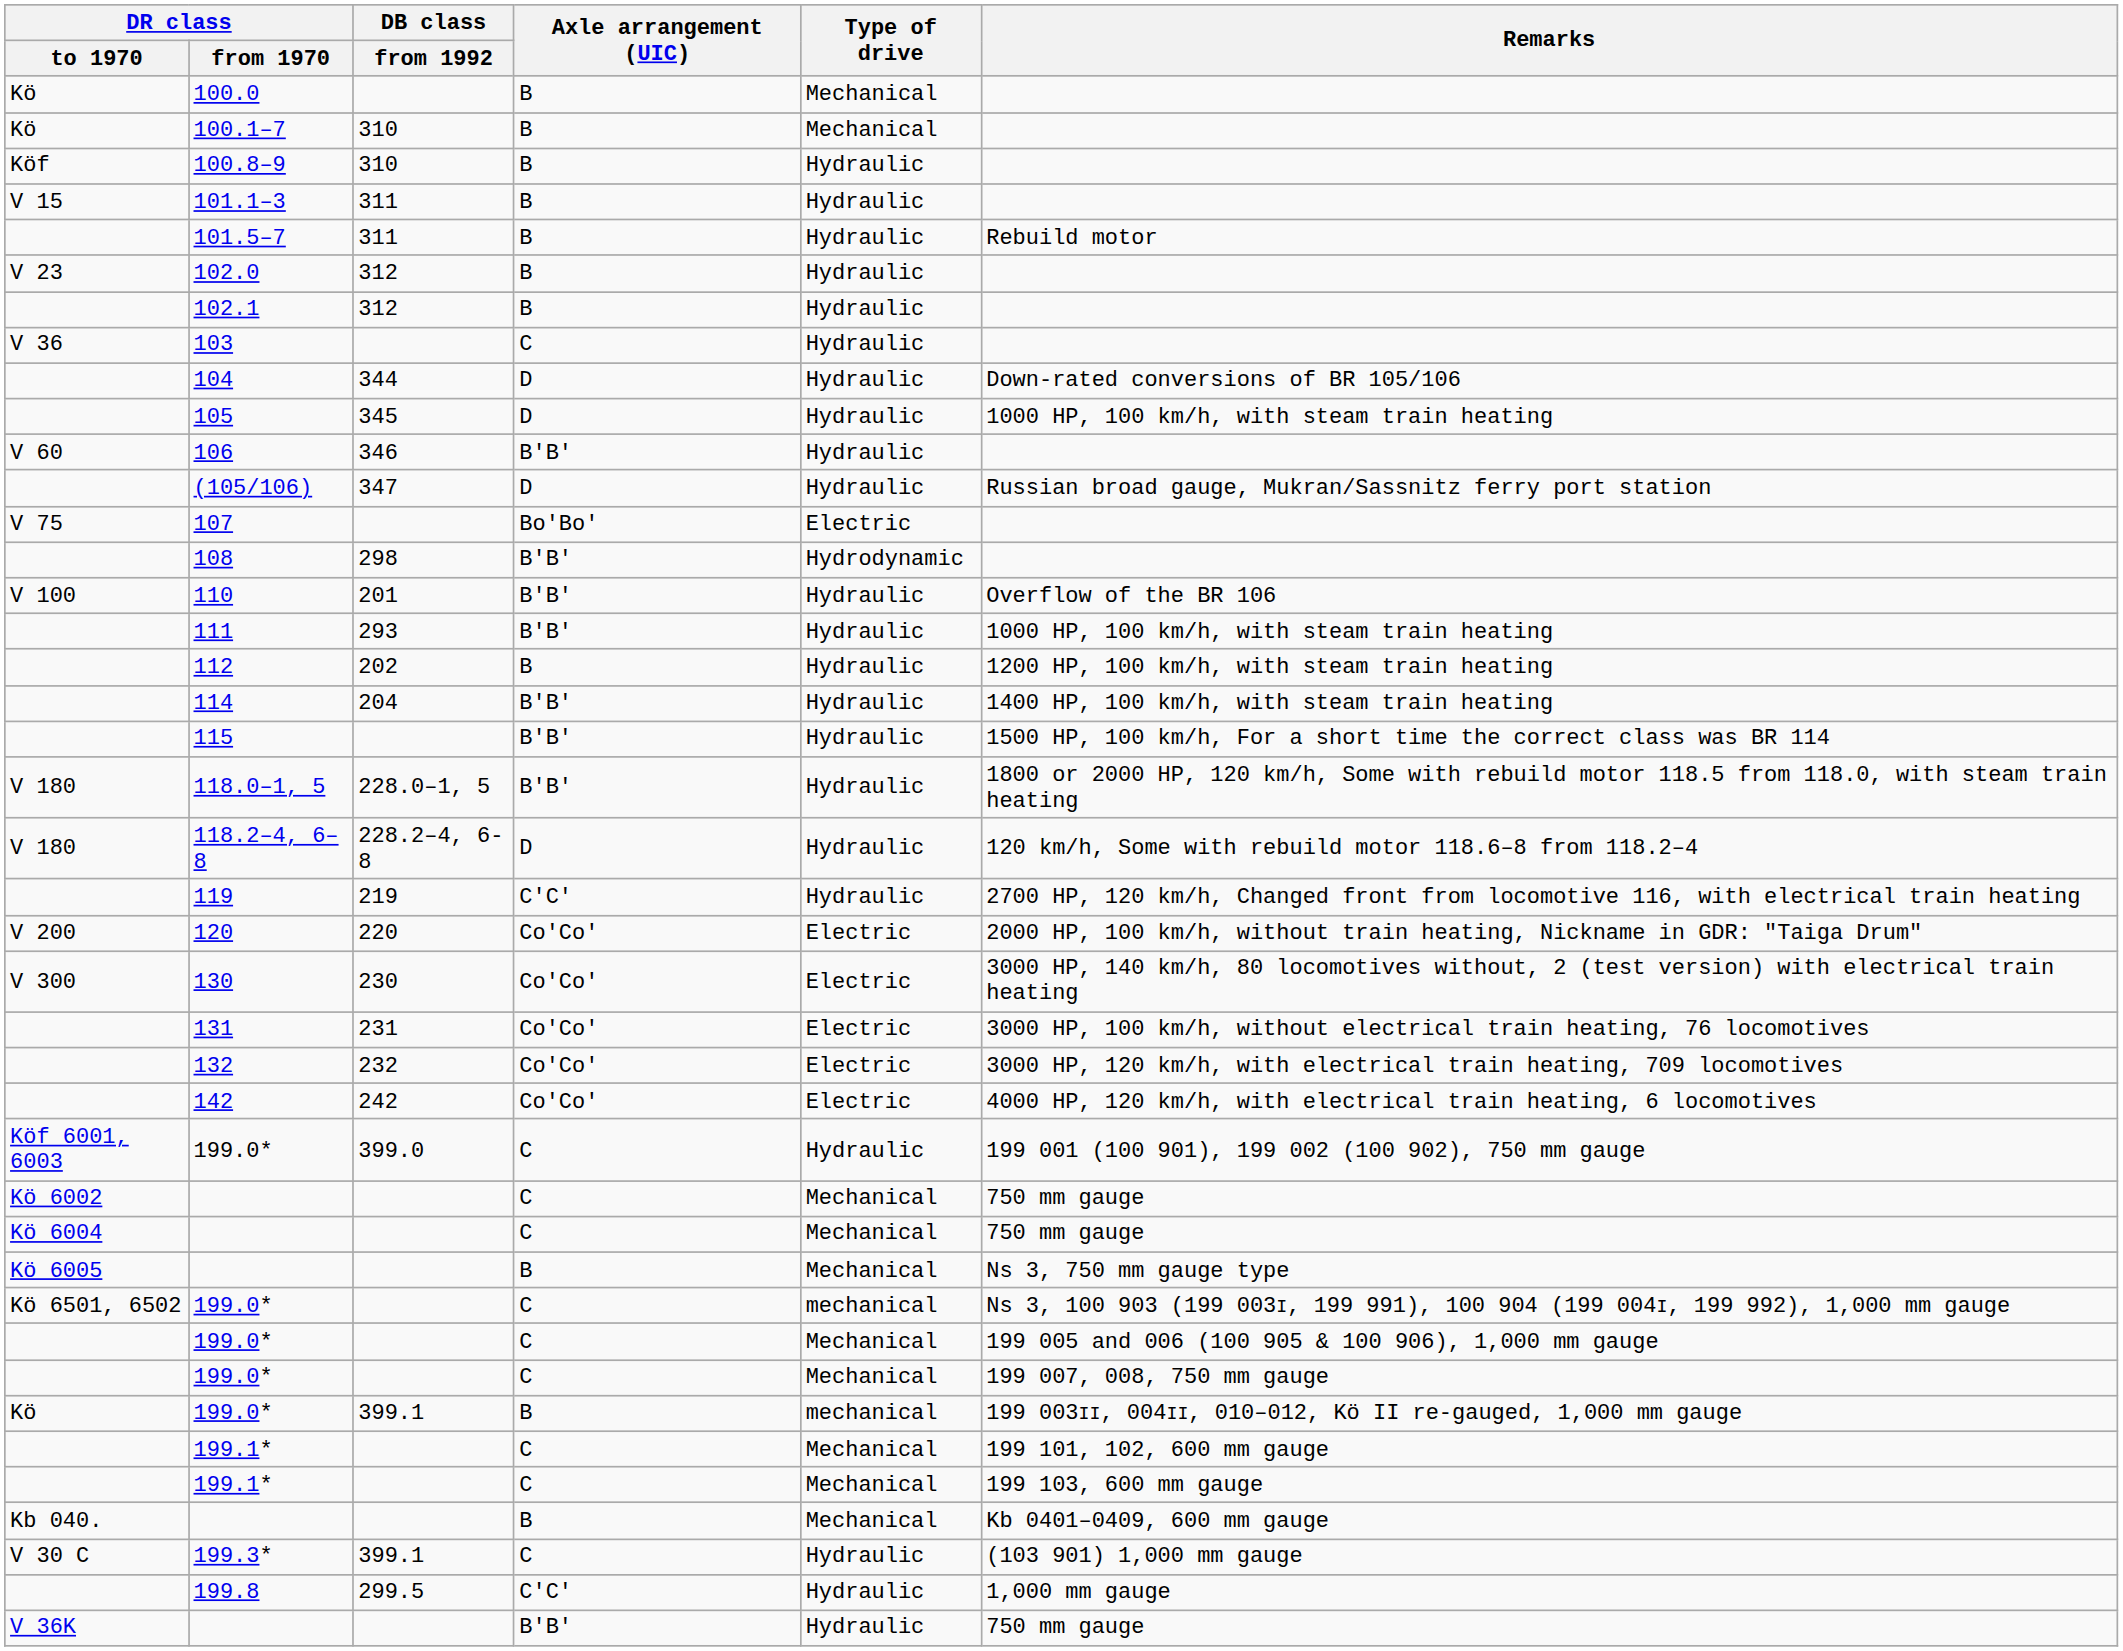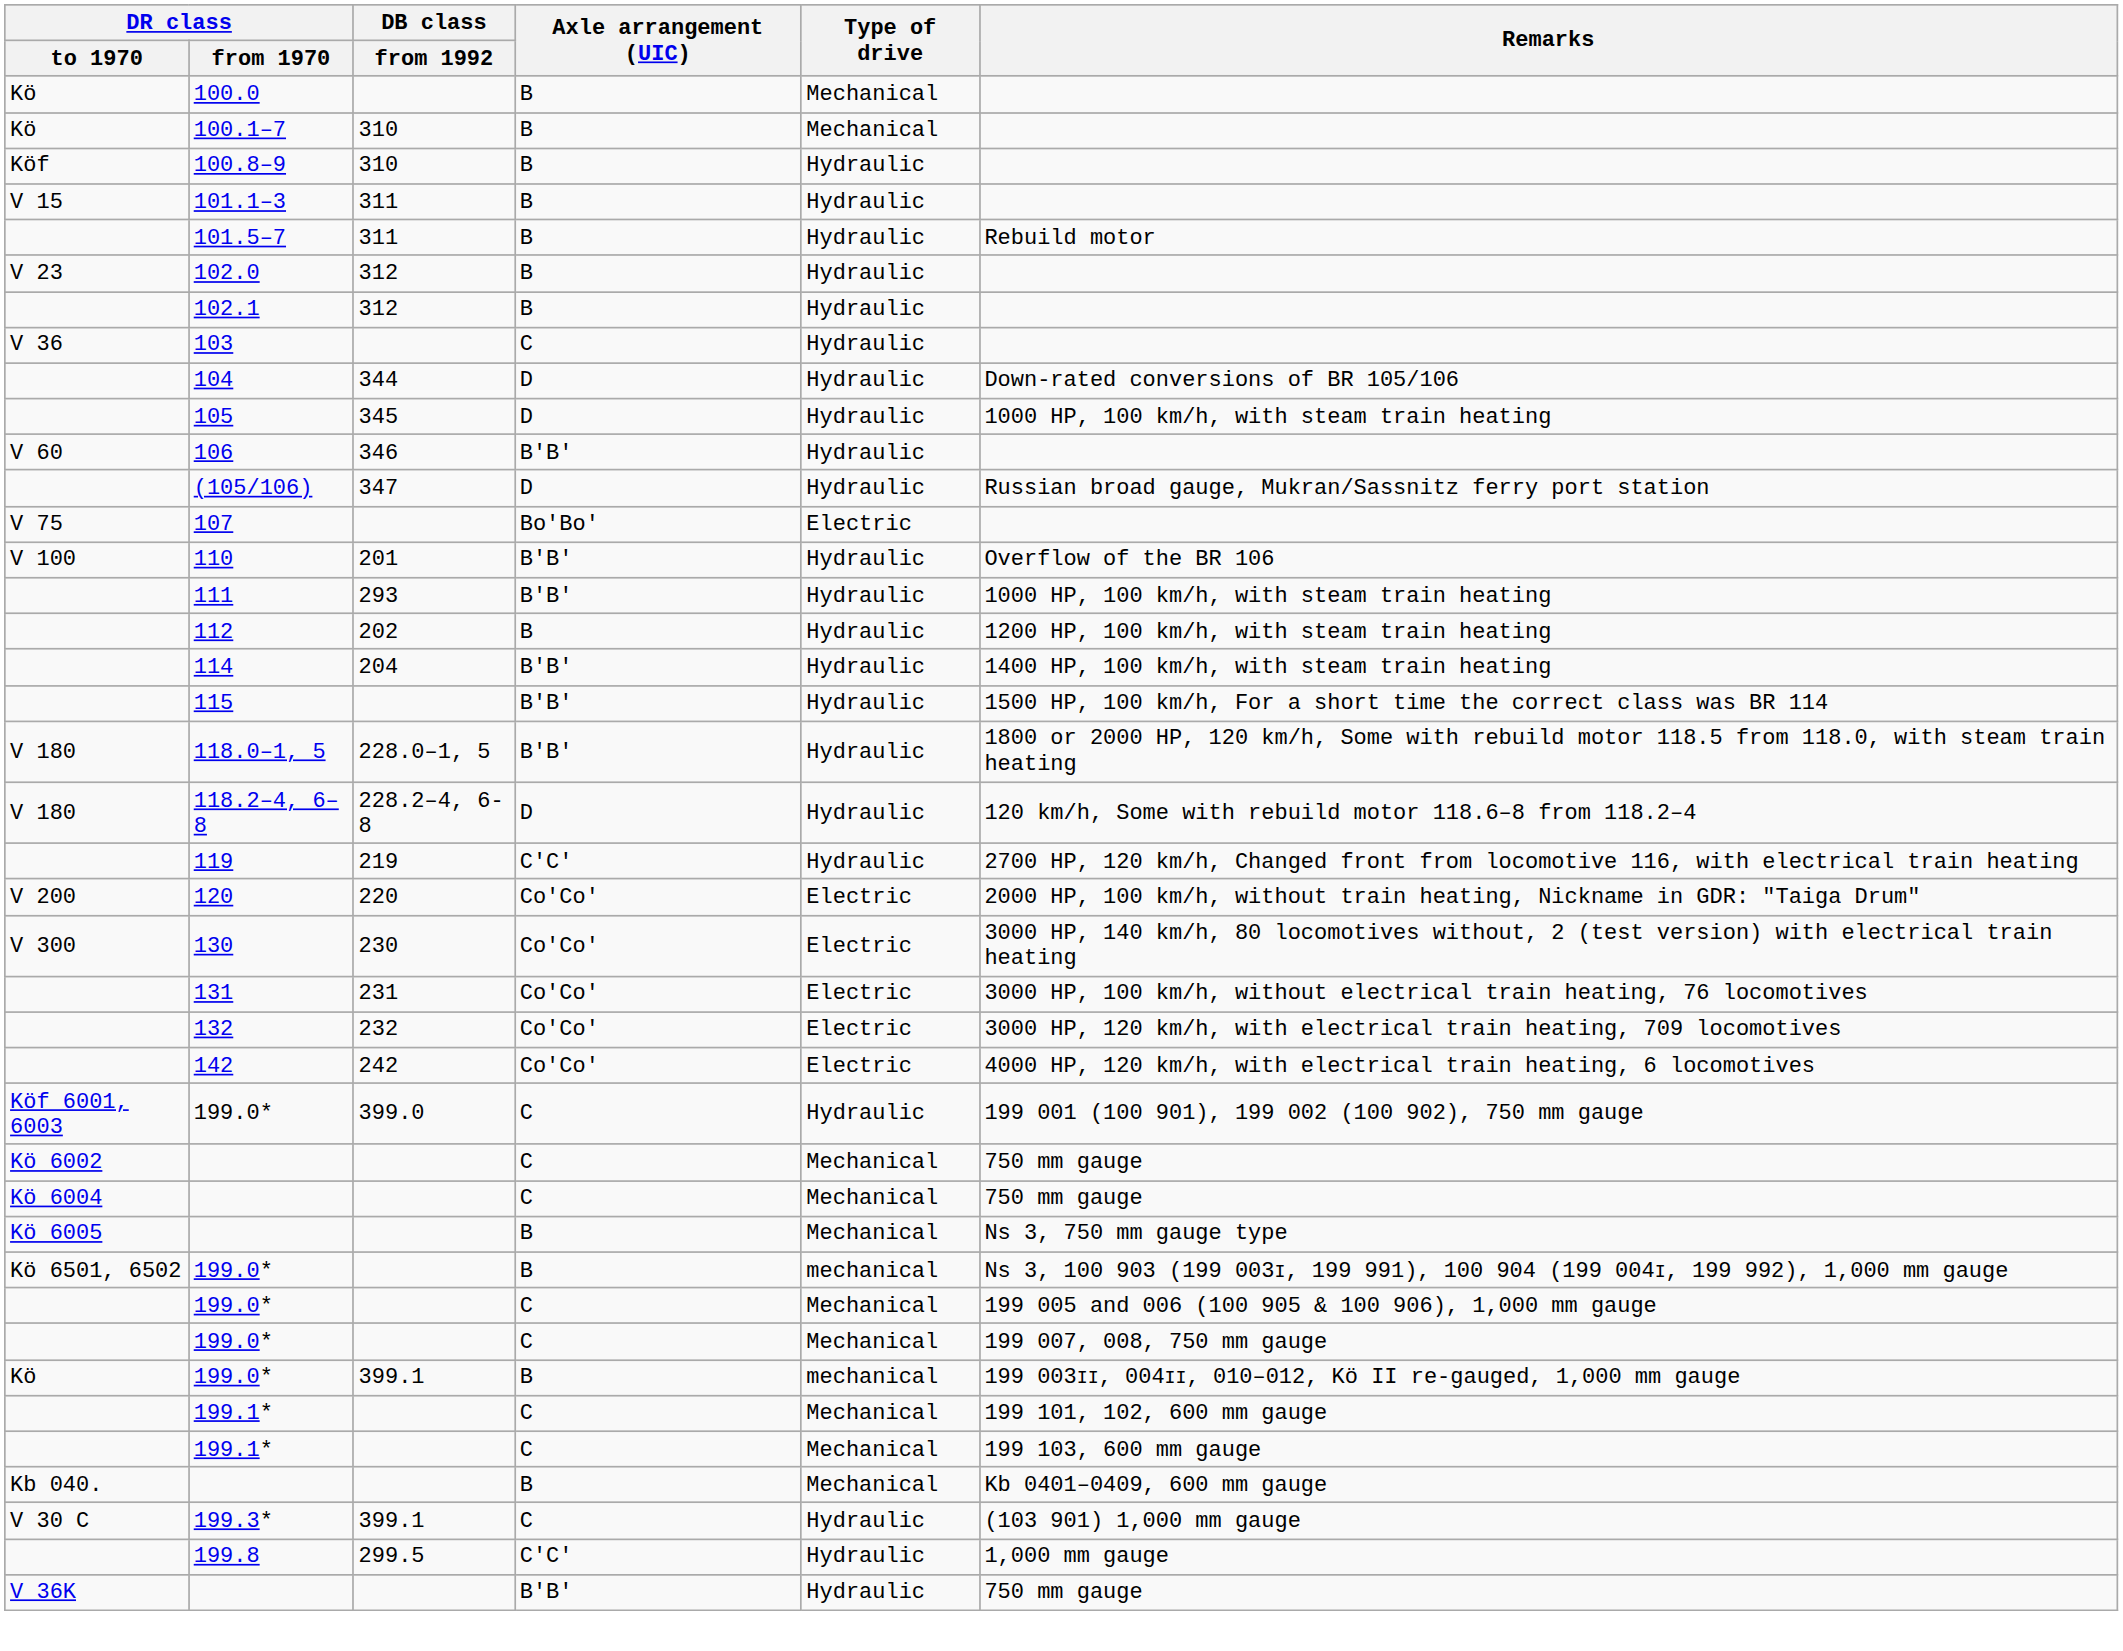- row: (97, 560)
(526, 1306) C -> (526, 1270) B
